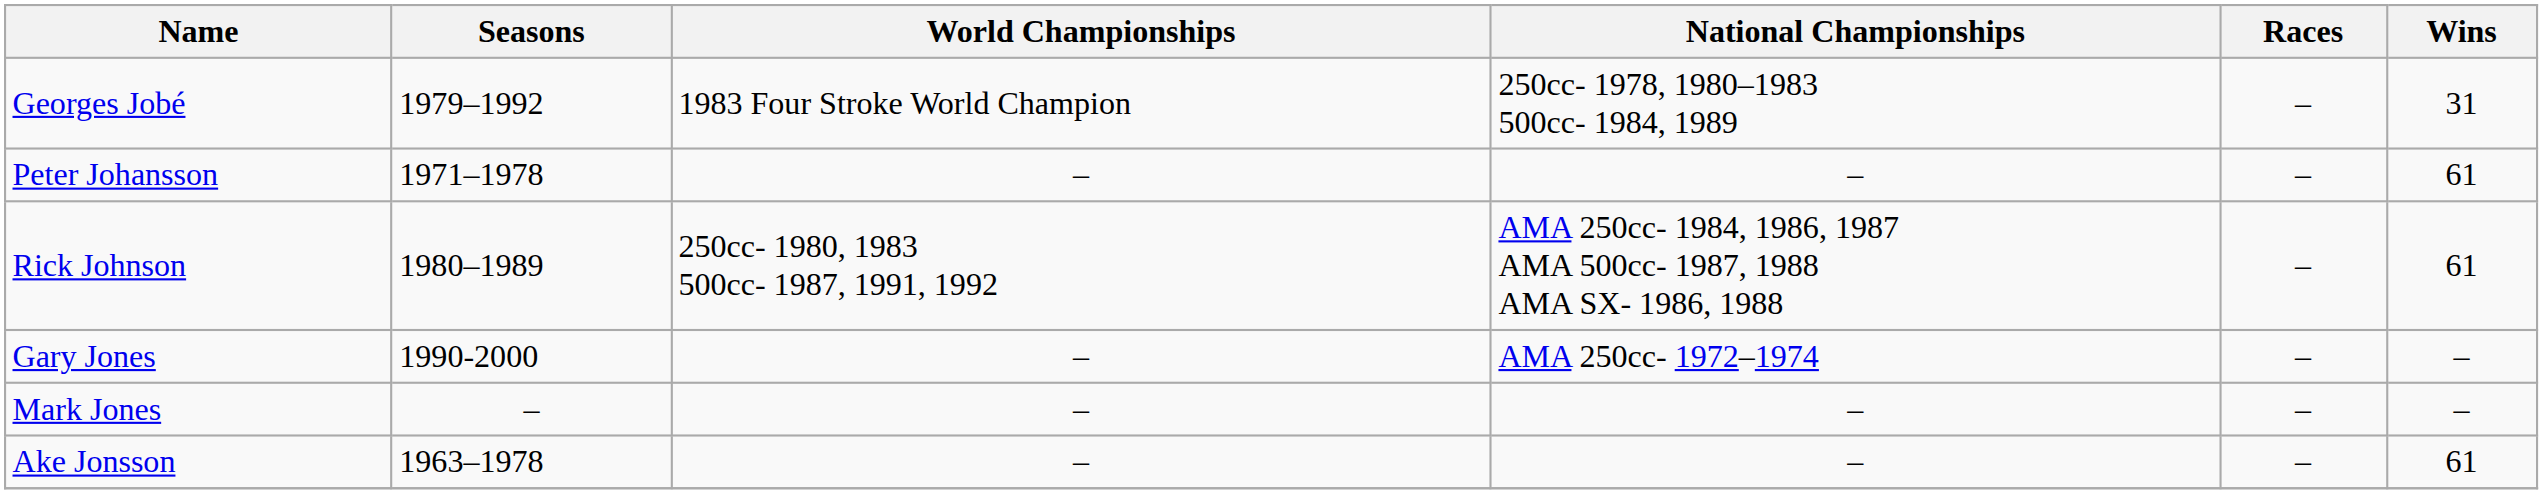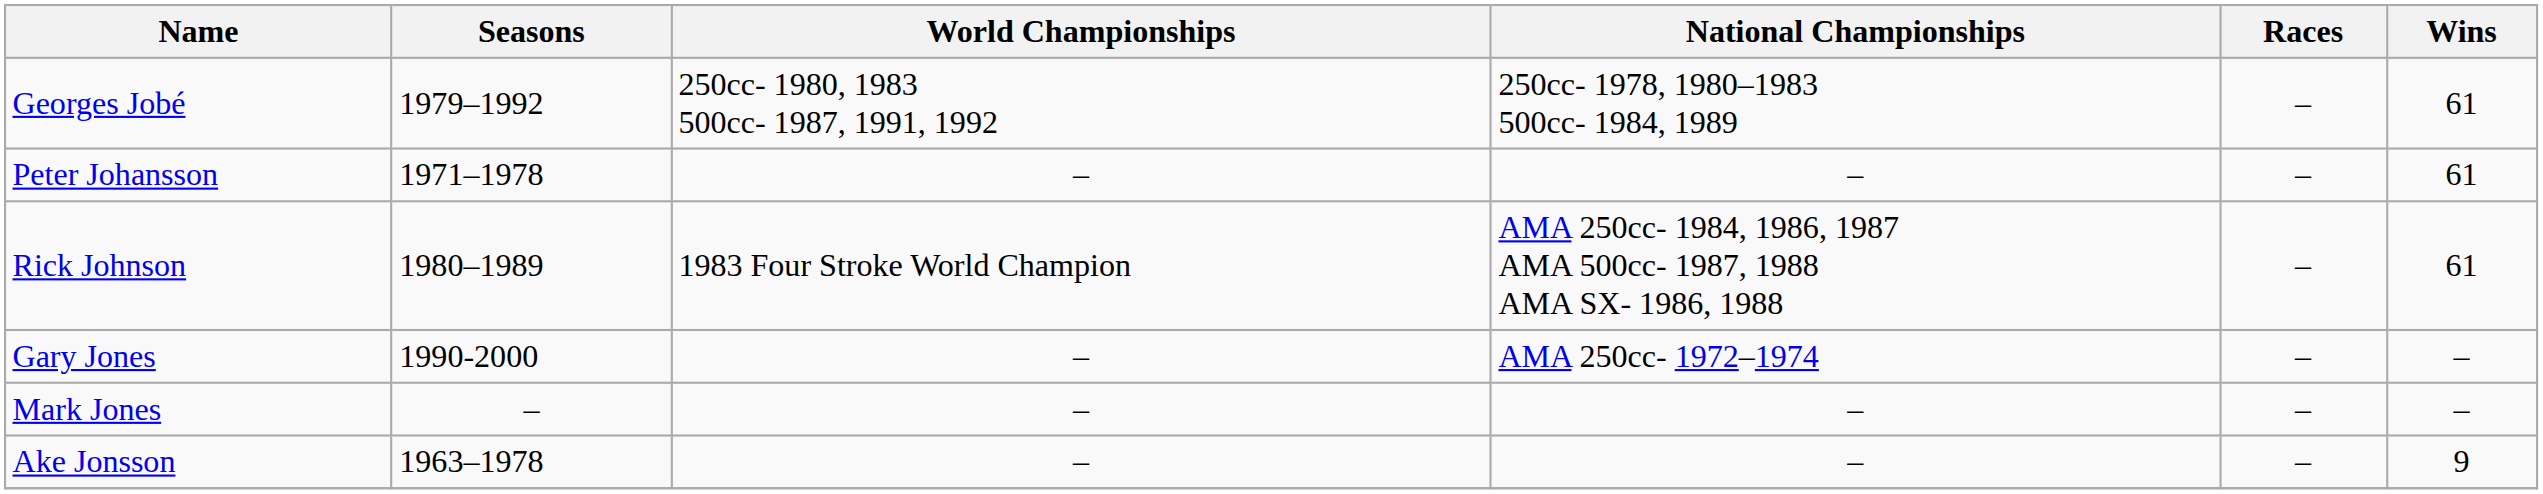(905, 103) 1983 Four Stroke World Champion -> (838, 103) 250cc- 1980, 1983 500cc- 1987, 1991, 1992
(2462, 103) 31 -> (2462, 103) 61
(838, 265) 250cc- 1980, 1983 500cc- 1987, 1991, 1992 -> (905, 265) 1983 Four Stroke World Champion
(2462, 462) 61 -> (2462, 462) 9
